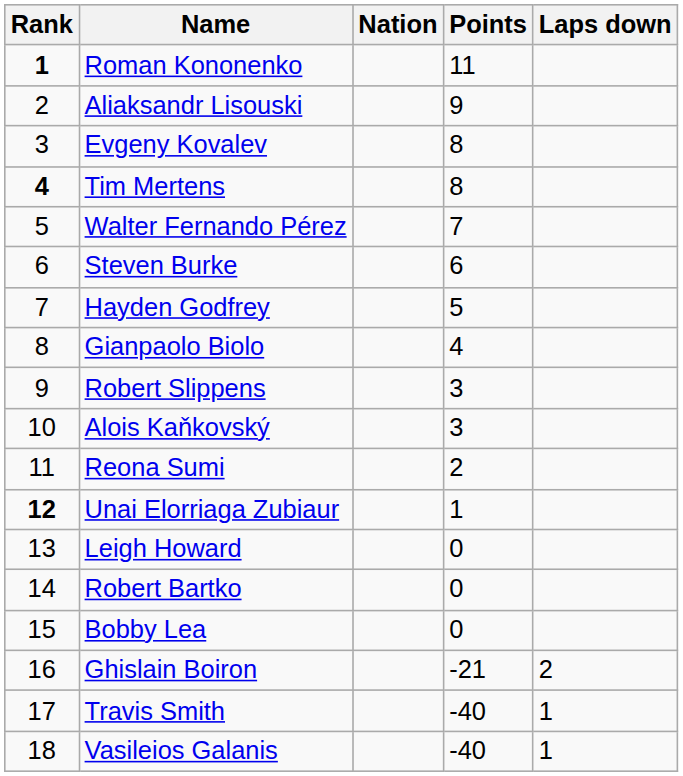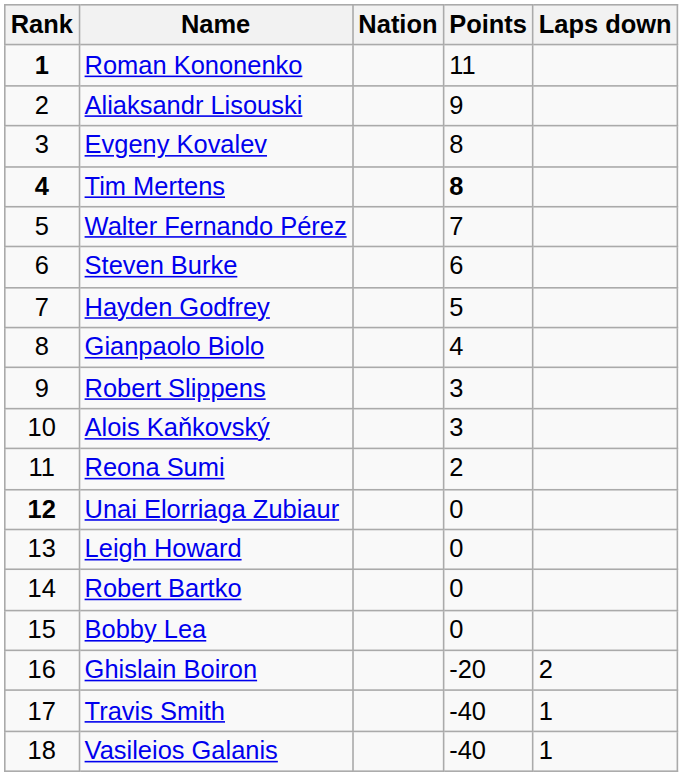(456, 186) normal -> (456, 186) bold
(456, 508) 1 -> (456, 508) 0
(468, 670) -21 -> (468, 670) -20
